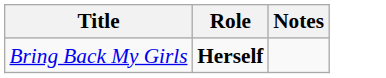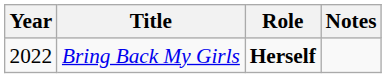+ column: (31, 21)
